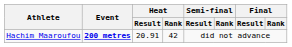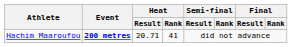(148, 36) 20.91 -> (148, 36) 20.71
(173, 36) 42 -> (173, 36) 41
